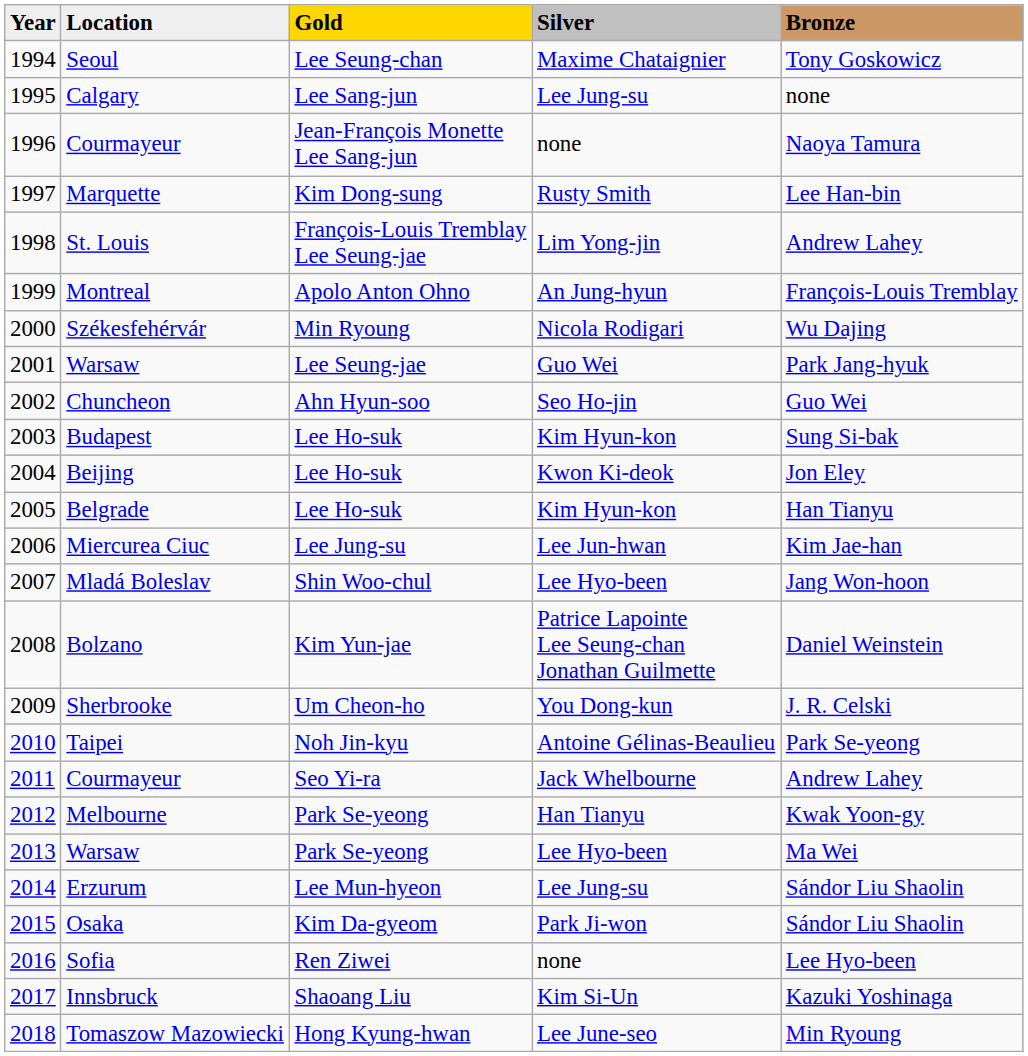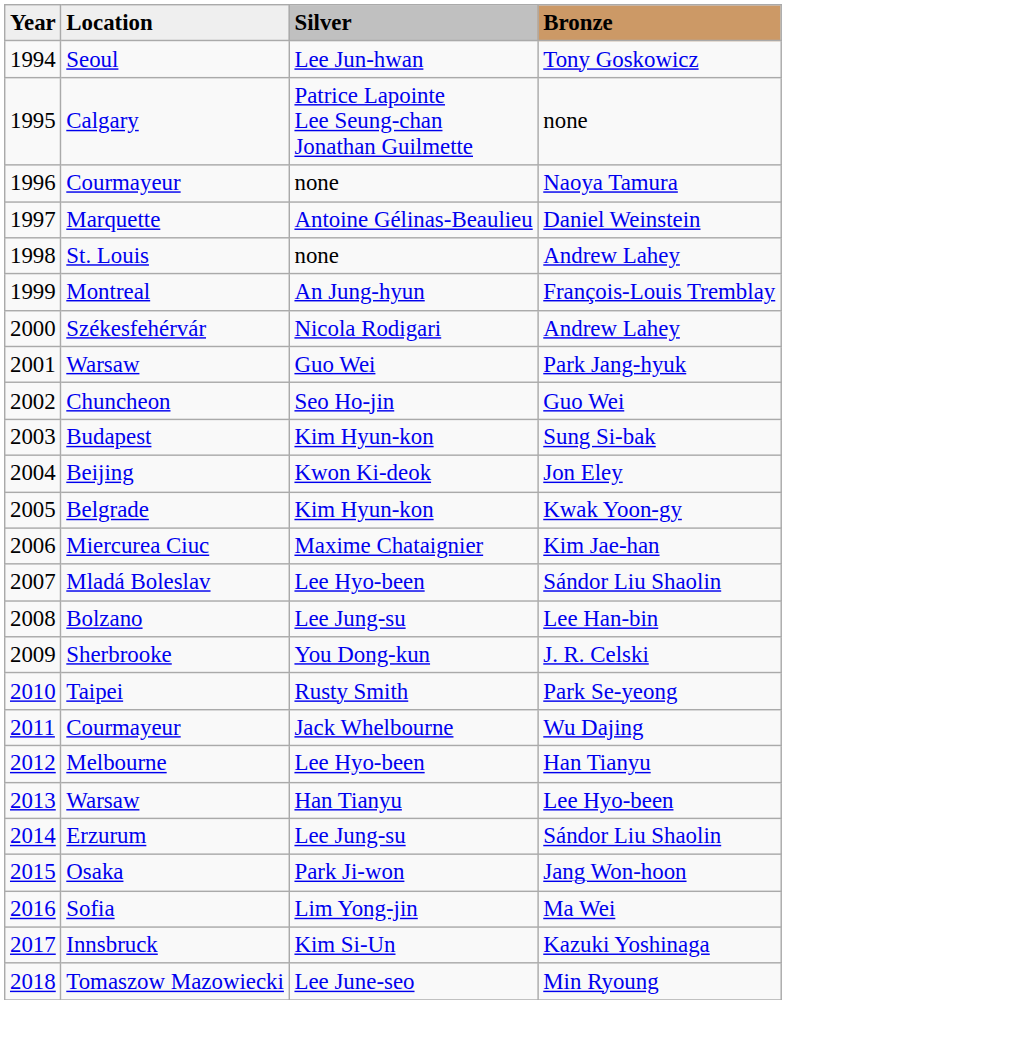- column: (319, 22)
(631, 58) Maxime Chataignier -> (359, 58) Lee Jun-hwan
(593, 95) Lee Jung-su -> (384, 120) Patrice Lapointe Lee Seung-chan Jonathan Guilmette
(594, 193) Rusty Smith -> (414, 219) Antoine Gélinas-Beaulieu
(843, 193) Lee Han-bin -> (622, 219) Daniel Weinstein
(599, 242) Lim Yong-jin -> (317, 255) none
(836, 328) Wu Dajing -> (612, 328) Andrew Lahey
(839, 509) Han Tianyu -> (613, 509) Kwak Yoon-gy
(601, 545) Lee Jun-hwan -> (389, 545) Maxime Chataignier
(857, 582) Jang Won-hoon -> (632, 582) Sándor Liu Shaolin
(626, 644) Patrice Lapointe Lee Seung-chan Jonathan Guilmette -> (350, 618) Lee Jung-su
(864, 644) Daniel Weinstein -> (601, 618) Lee Han-bin
(656, 742) Antoine Gélinas-Beaulieu -> (351, 690) Rusty Smith
(854, 778) Andrew Lahey -> (593, 727) Wu Dajing
(591, 815) Han Tianyu -> (360, 763) Lee Hyo-been
(855, 815) Kwak Yoon-gy -> (597, 763) Han Tianyu
(602, 851) Lee Hyo-been -> (348, 799) Han Tianyu
(822, 851) Ma Wei -> (608, 799) Lee Hyo-been
(875, 923) Sándor Liu Shaolin -> (615, 872) Jang Won-hoon
(559, 960) none -> (356, 908) Lim Yong-jin
(851, 960) Lee Hyo-been -> (579, 908) Ma Wei
